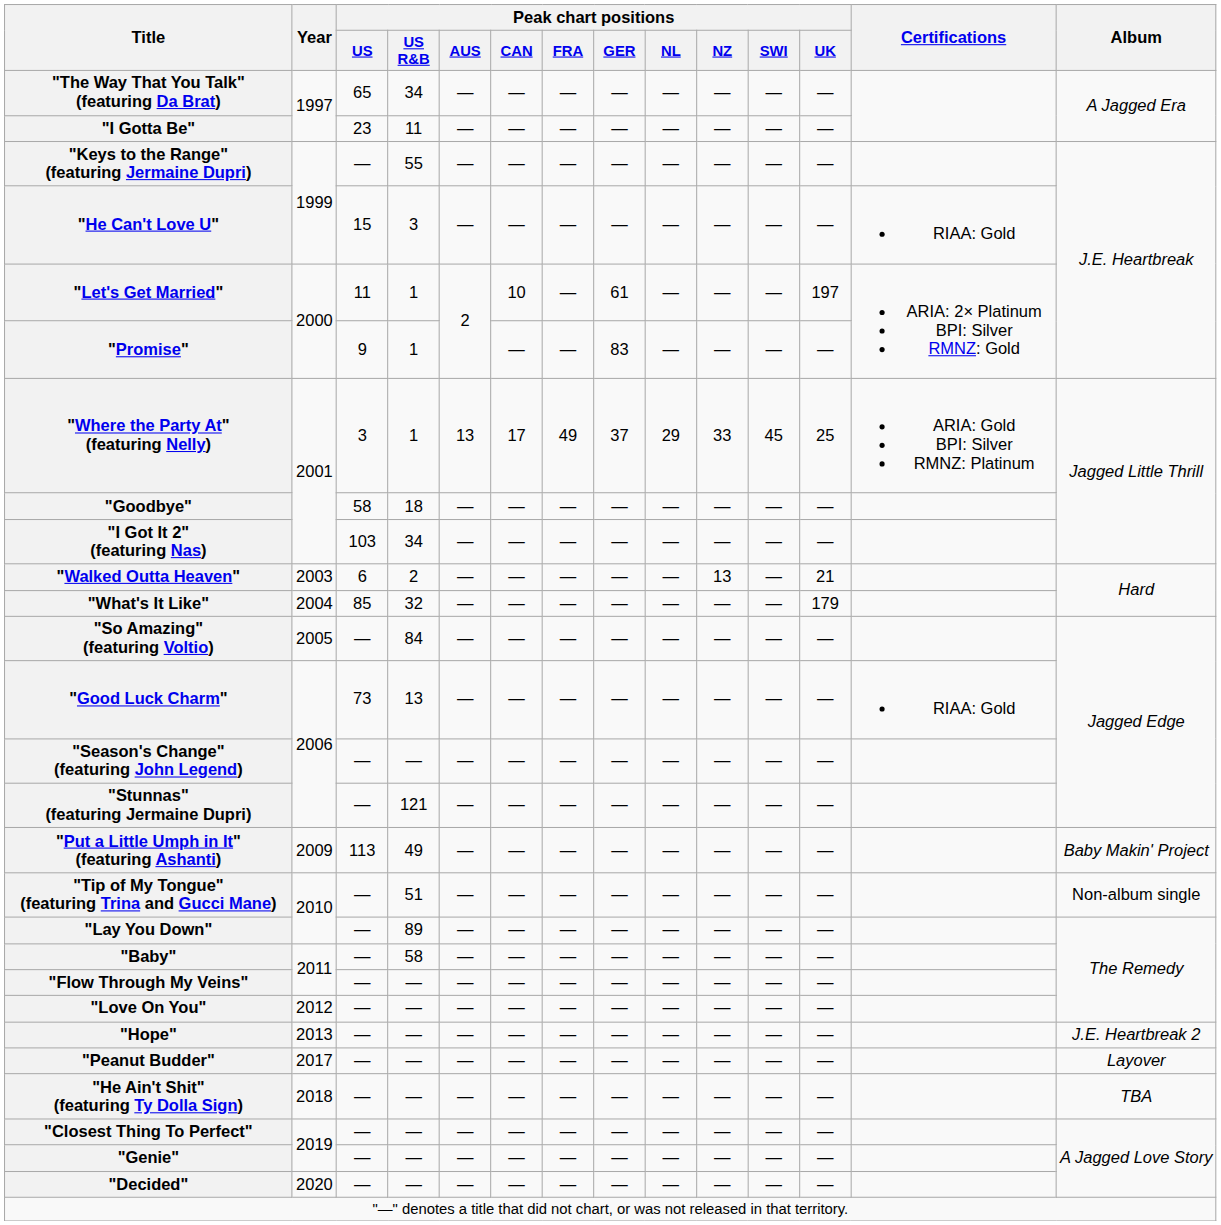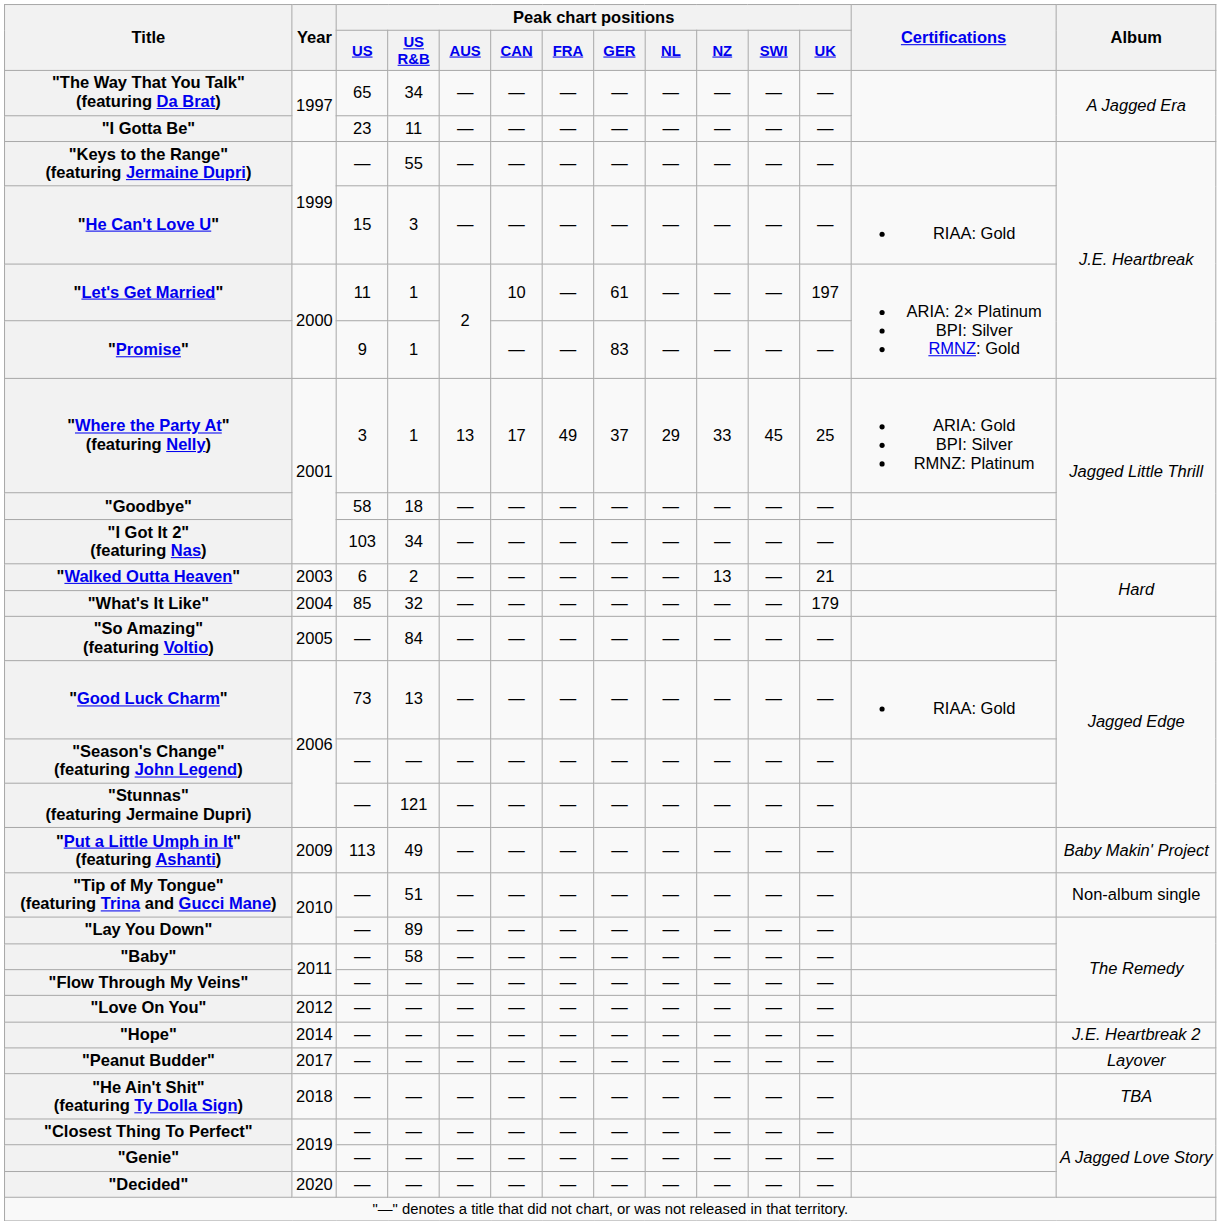(314, 1034) 2013 -> (314, 1034) 2014
